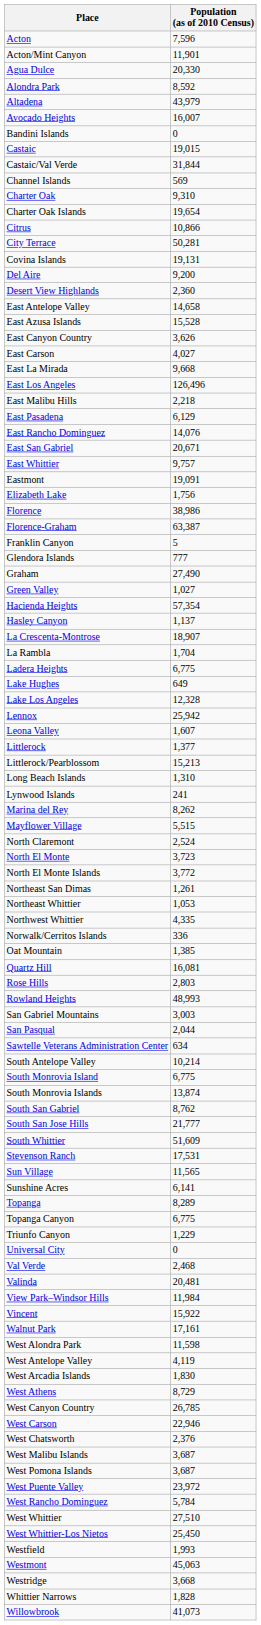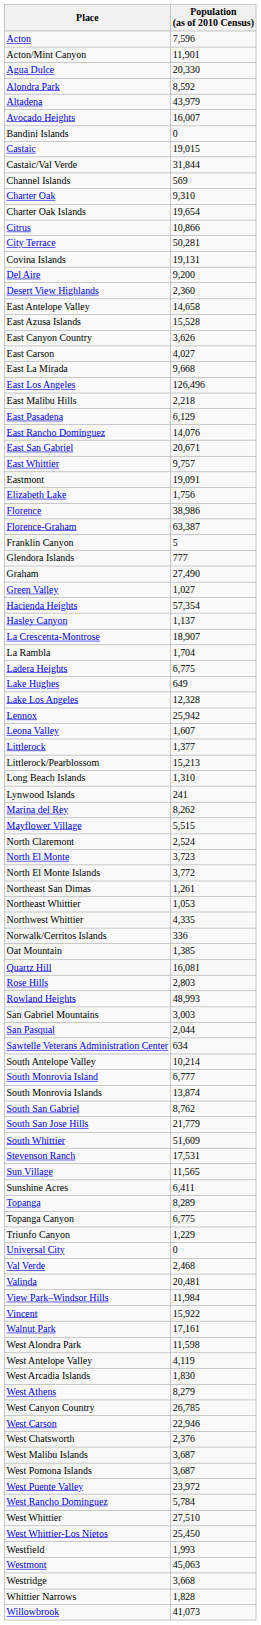(184, 1077) 6,775 -> (184, 1077) 6,777
(186, 1124) 21,777 -> (186, 1124) 21,779
(184, 1187) 6,141 -> (184, 1187) 6,411
(184, 1392) 8,729 -> (184, 1392) 8,279
